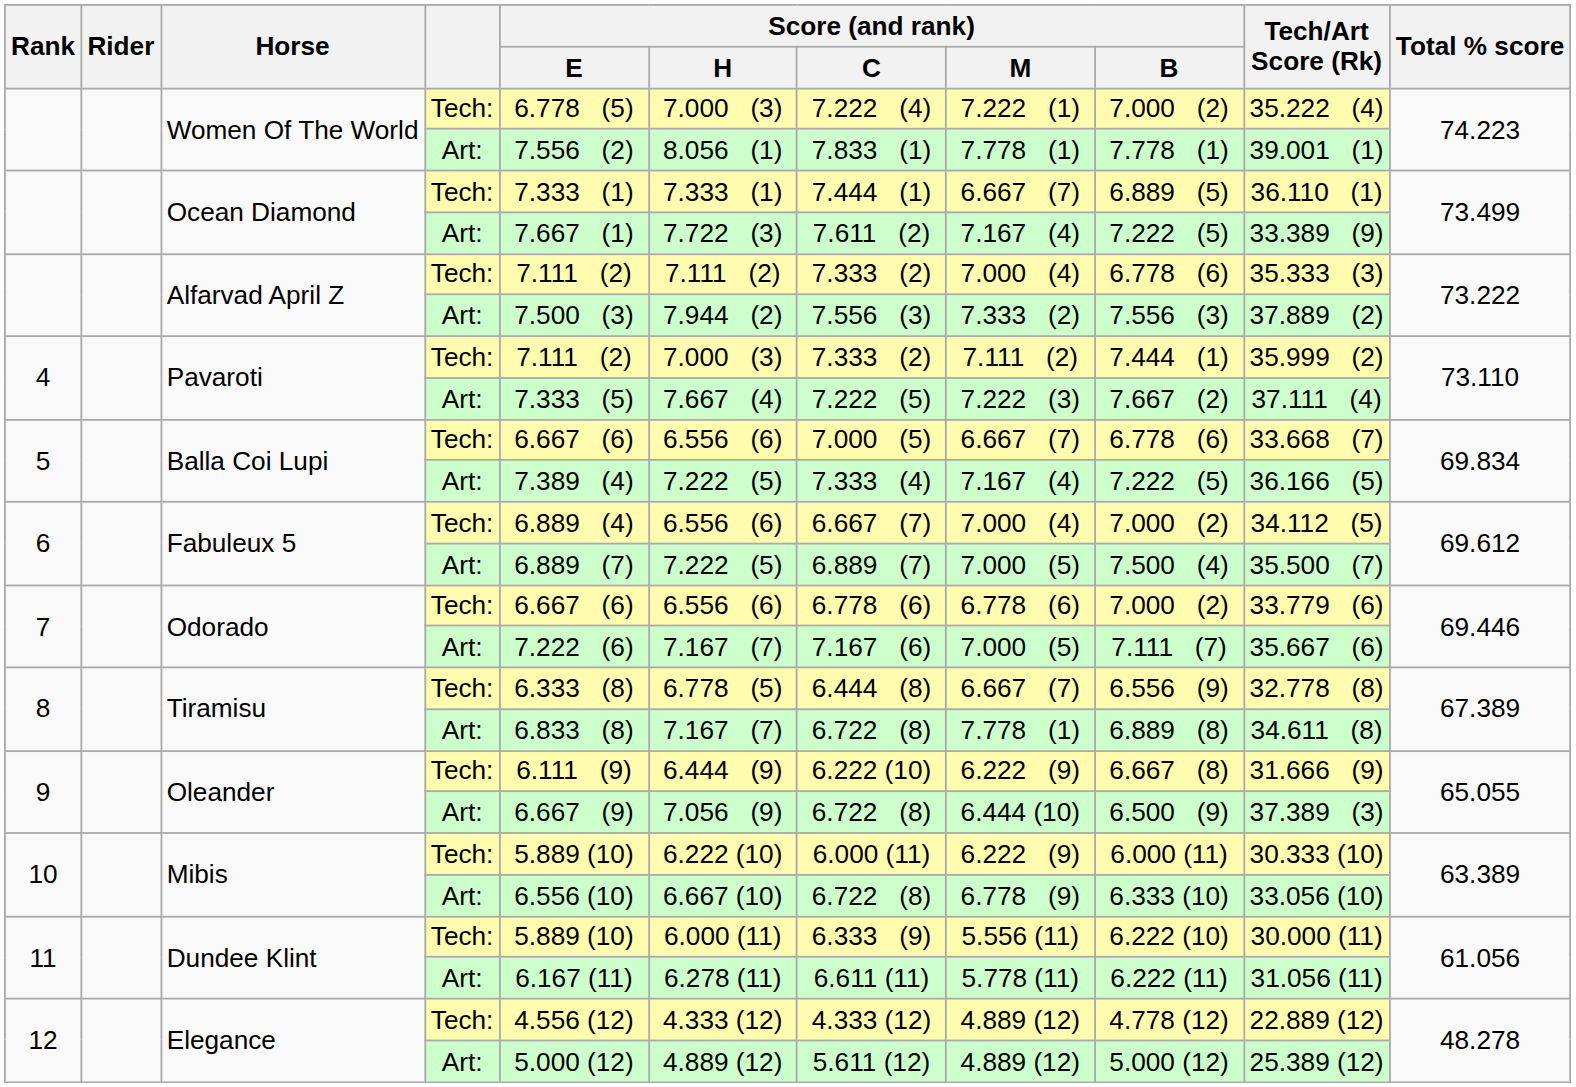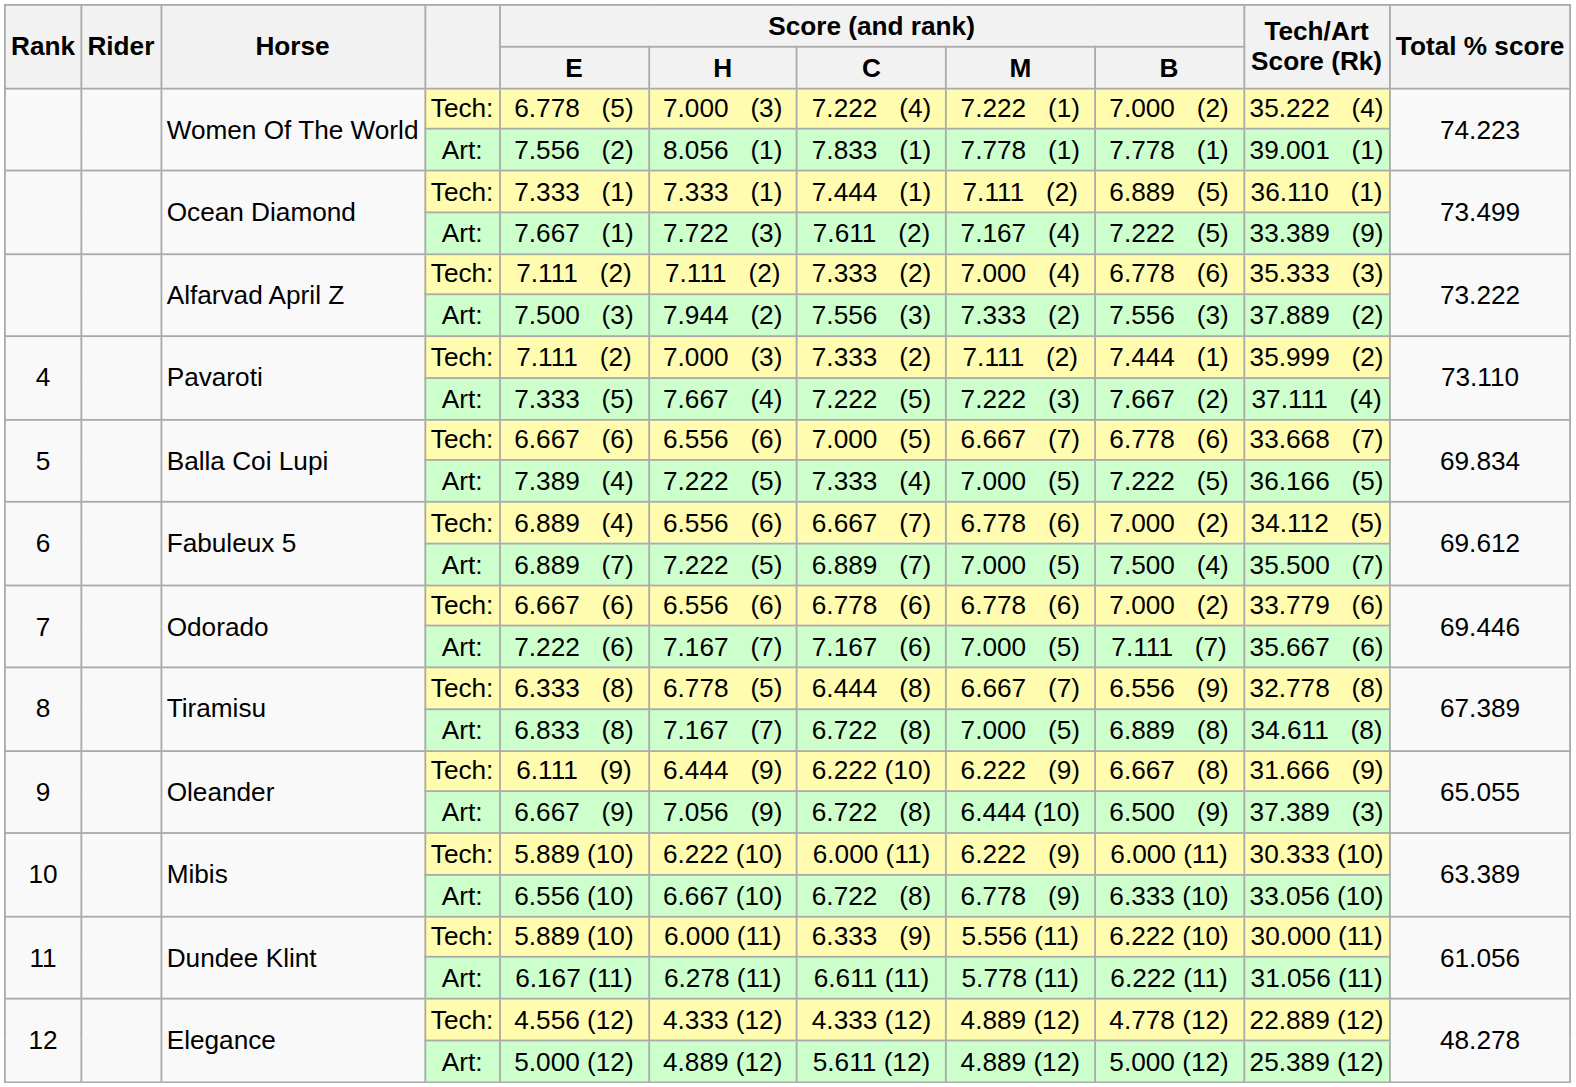(1020, 192) 6.667 (7) -> (1020, 192) 7.111 (2)
(1020, 481) 7.167 (4) -> (1020, 481) 7.000 (5)
(1020, 523) 7.000 (4) -> (1020, 523) 6.778 (6)
(1020, 730) 7.778 (1) -> (1020, 730) 7.000 (5)
